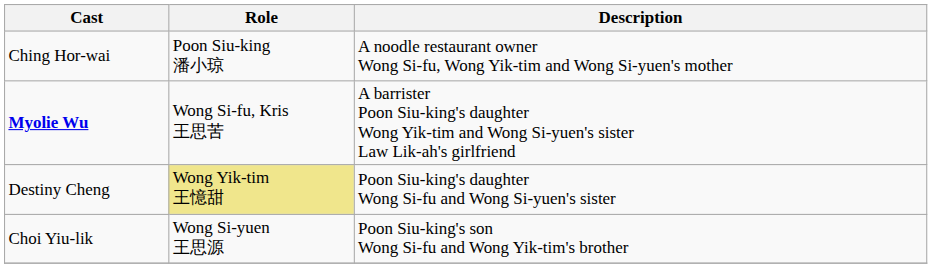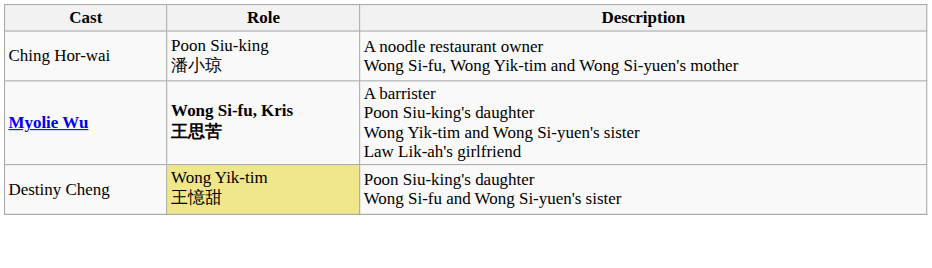(231, 121) normal -> (232, 121) bold
- row: (51, 238)
